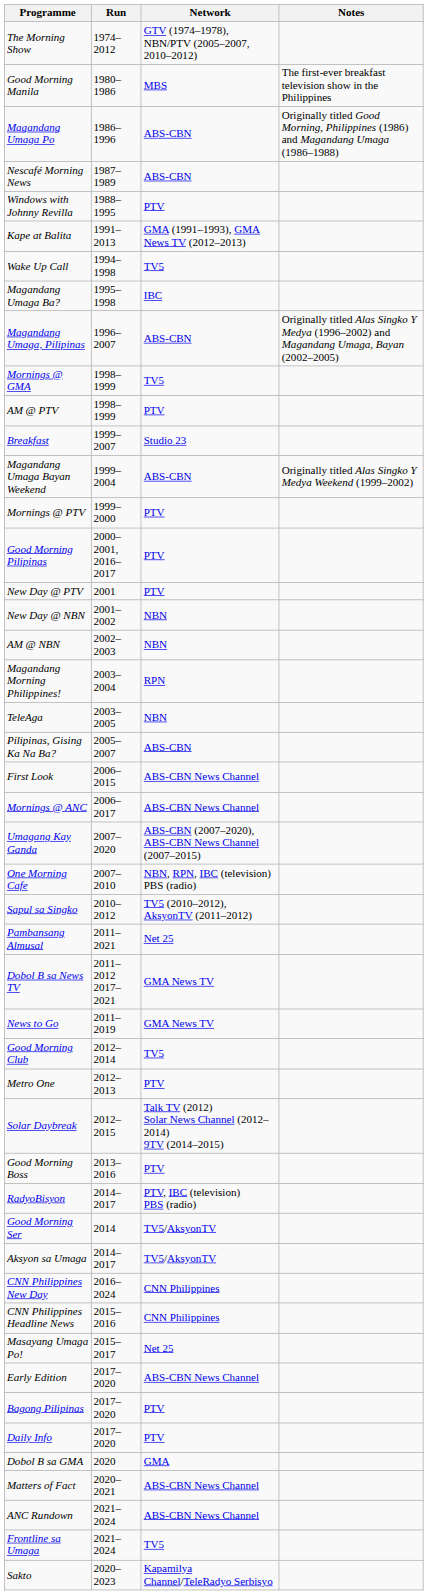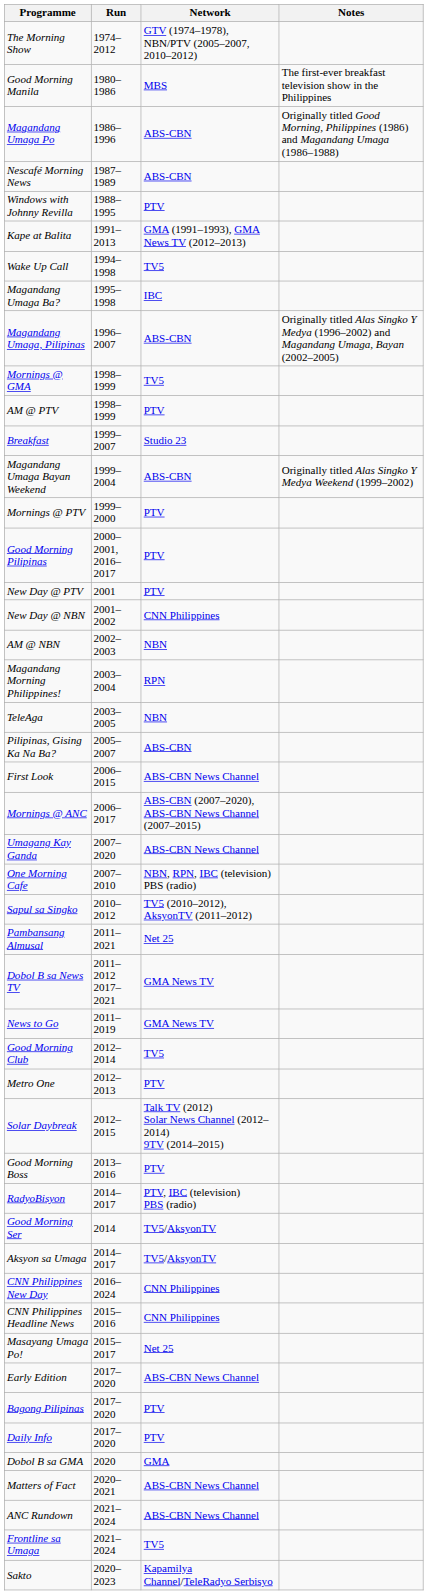(155, 615) NBN -> (182, 615) CNN Philippines
(201, 807) ABS-CBN News Channel -> (201, 813) ABS-CBN (2007–2020), ABS-CBN News Channel (2007–2015)
(201, 843) ABS-CBN (2007–2020), ABS-CBN News Channel (2007–2015) -> (201, 849) ABS-CBN News Channel
